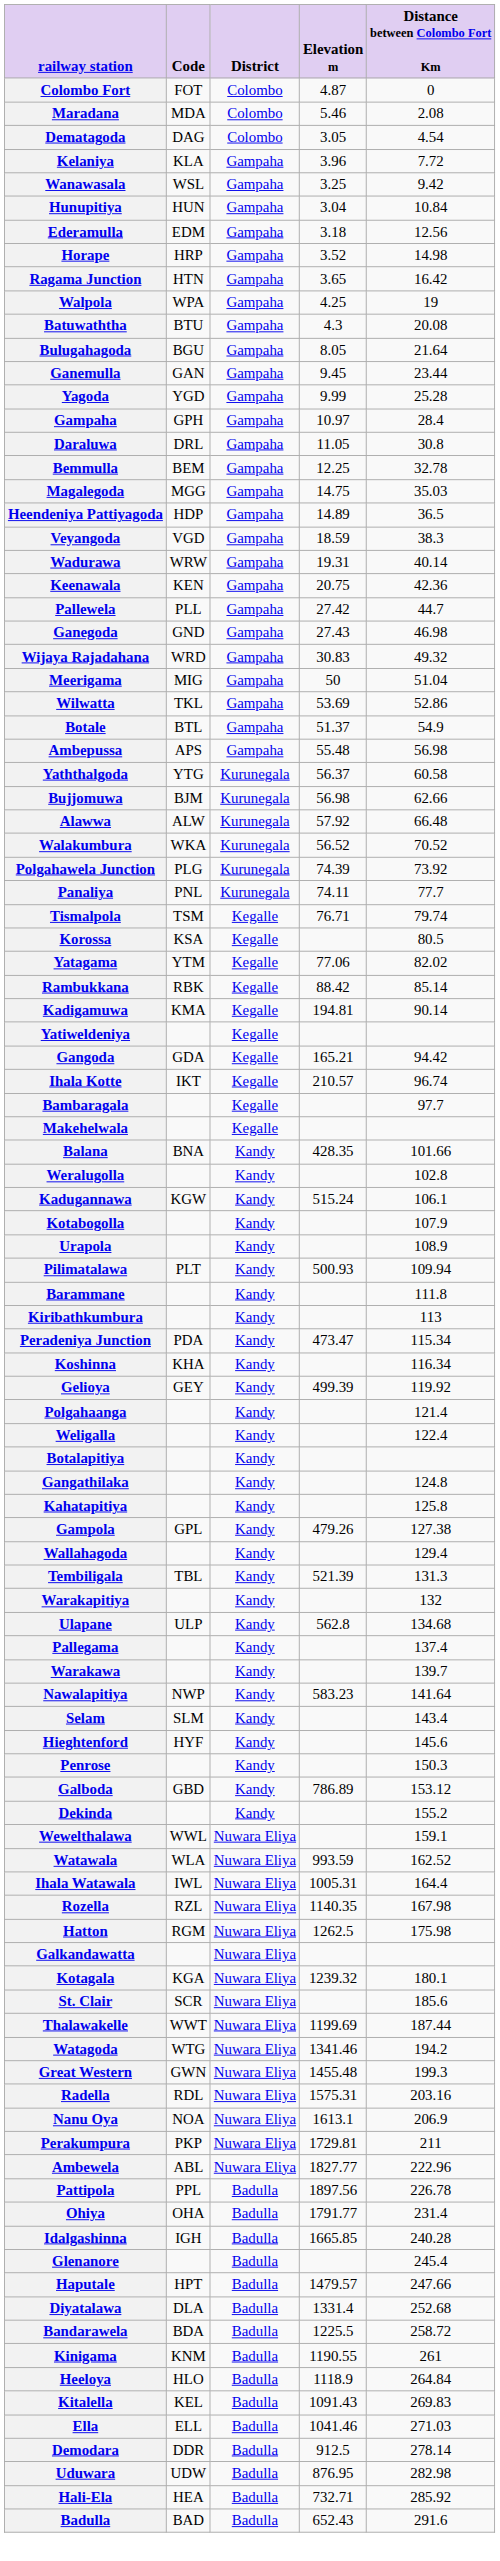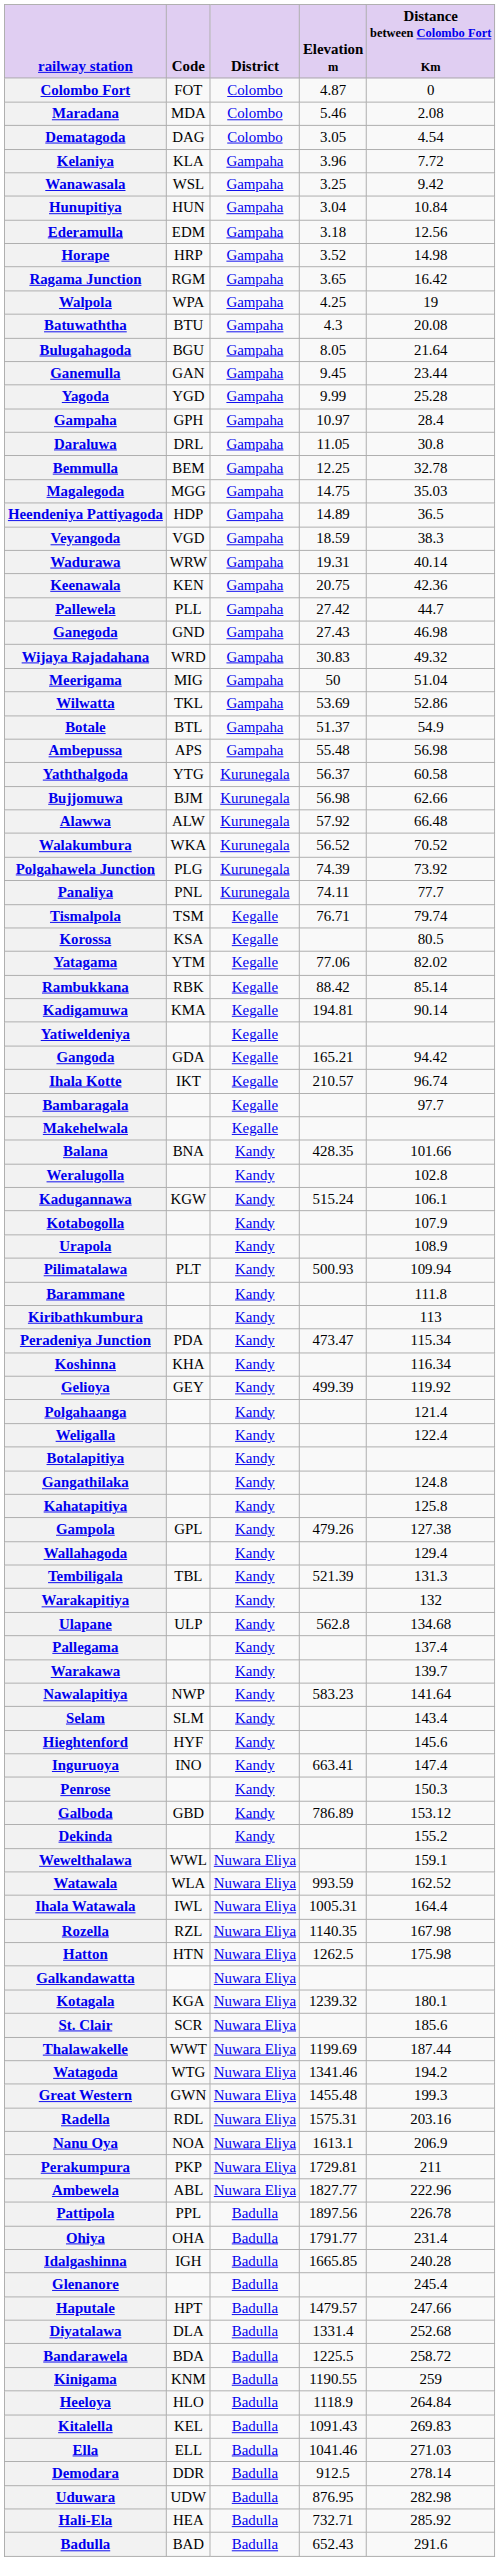(188, 278) HTN -> (188, 278) RGM
+ row: (85, 1765)
(188, 1930) RGM -> (188, 1954) HTN
(431, 2355) 261 -> (431, 2379) 259
